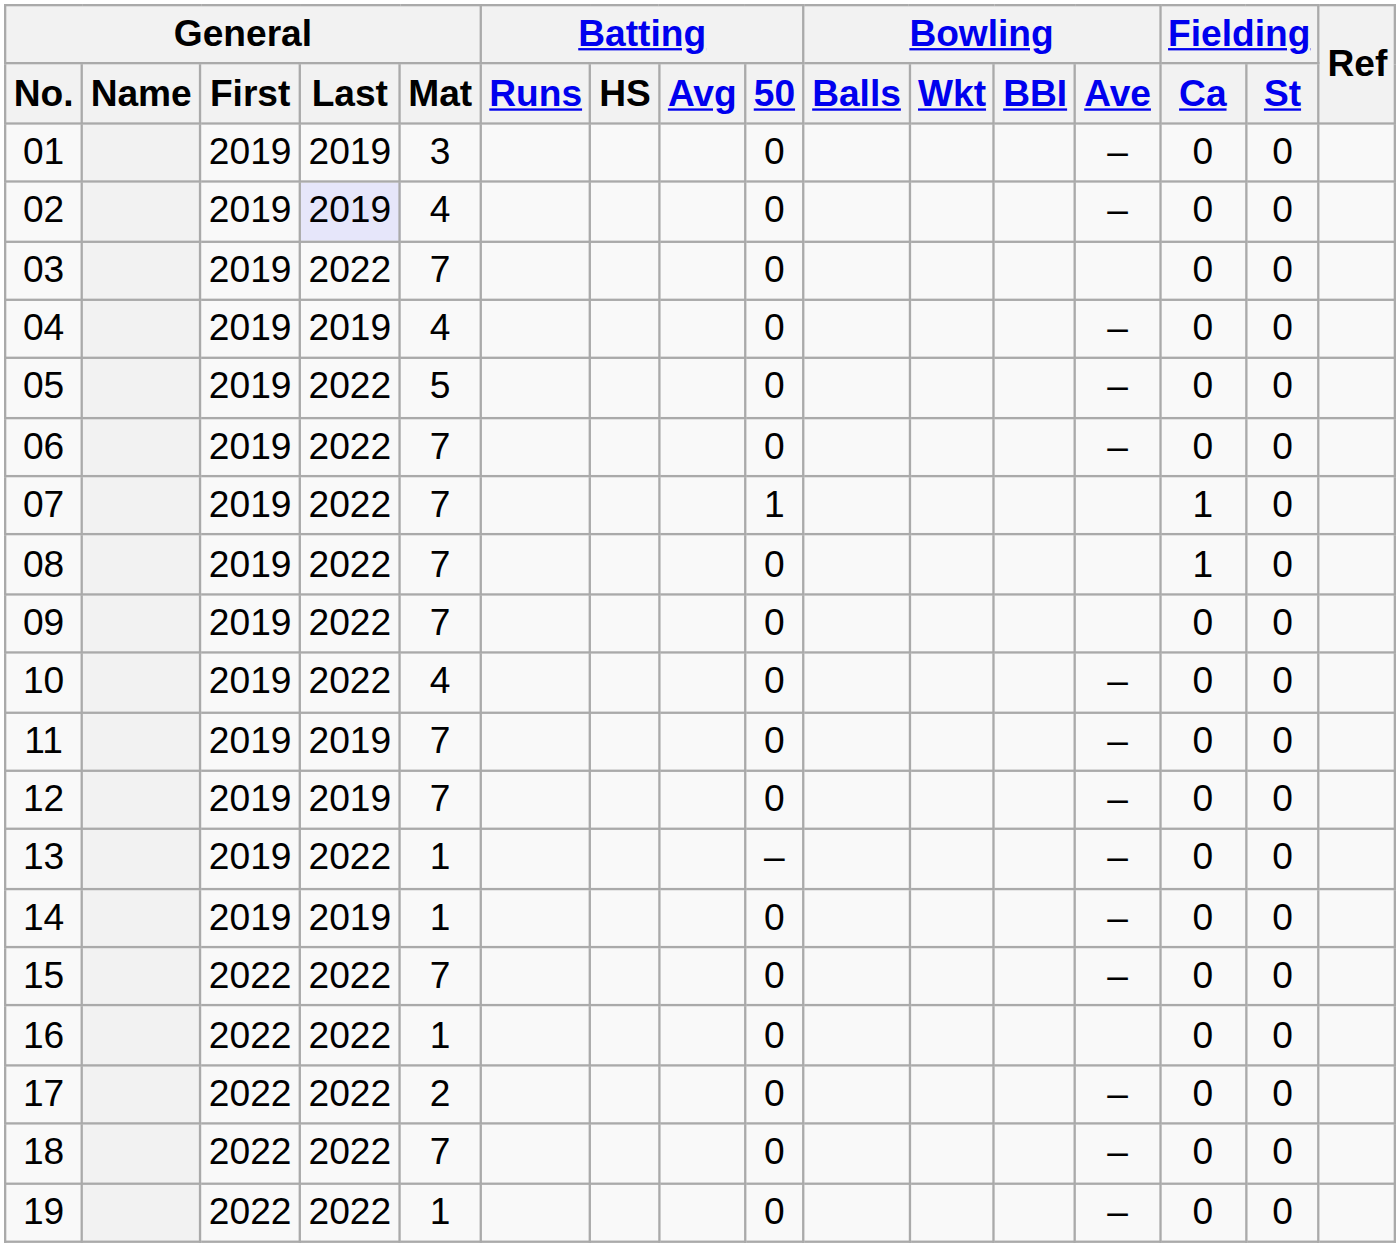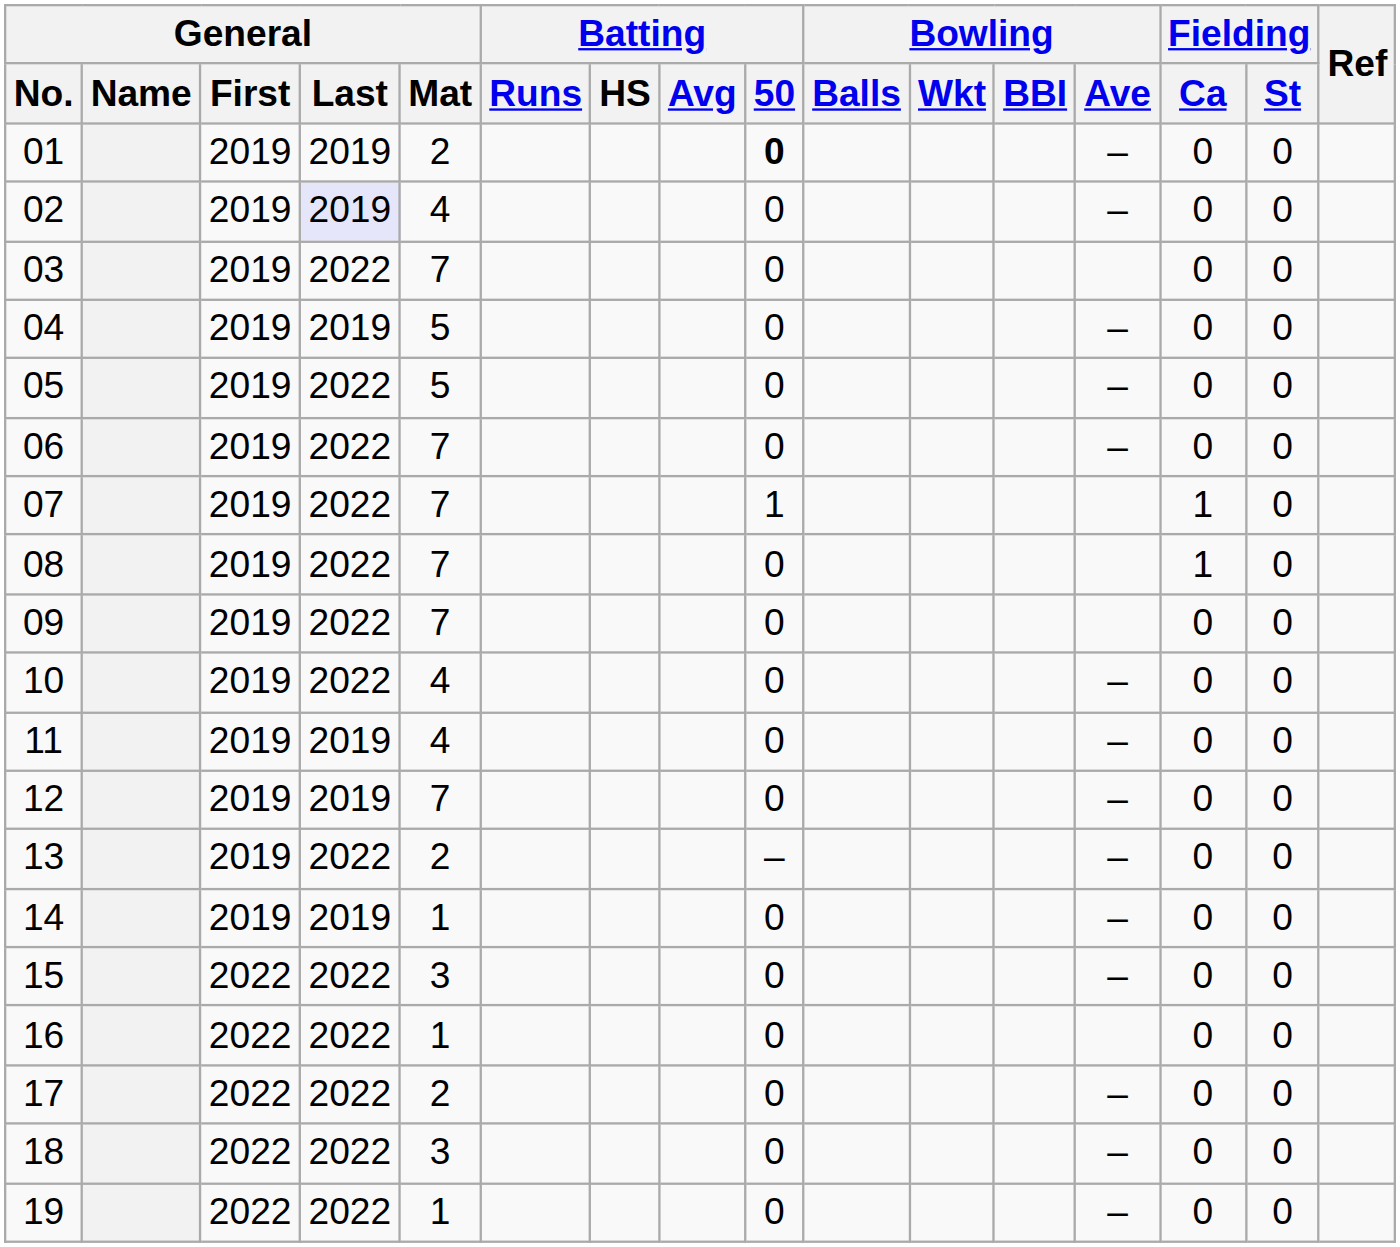(440, 151) 3 -> (440, 151) 2
(774, 151) normal -> (774, 151) bold
(440, 328) 4 -> (440, 328) 5
(440, 740) 7 -> (440, 740) 4
(440, 858) 1 -> (440, 858) 2
(440, 975) 7 -> (440, 975) 3
(440, 1152) 7 -> (440, 1152) 3
